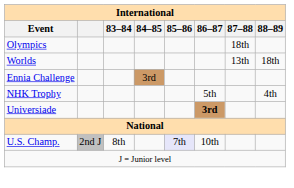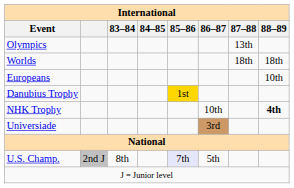(240, 45) 18th -> (244, 45) 13th
(240, 61) 13th -> (244, 61) 18th
+ row: (28, 77)
+ row: (42, 93)
- row: (41, 77)
(210, 93) 5th -> (213, 110) 10th
(270, 93) normal -> (274, 110) bold
(210, 110) bold -> (213, 126) normal
(210, 142) 10th -> (213, 158) 5th
